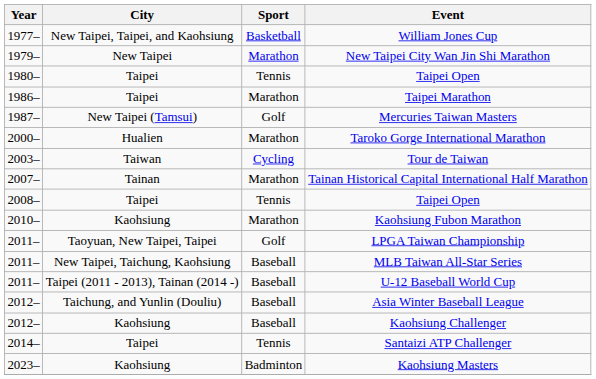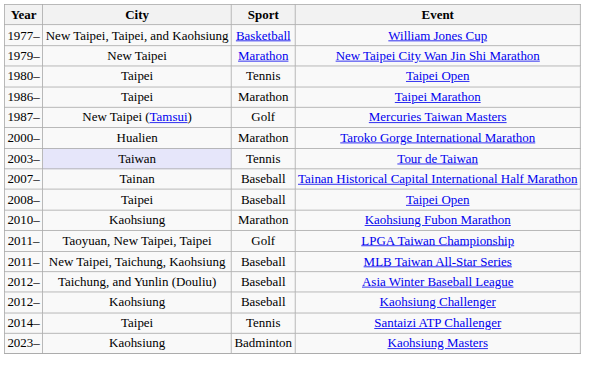(142, 158) no background -> (137, 158) lavender background
(273, 158) Cycling -> (263, 158) Tennis
(273, 179) Marathon -> (263, 179) Baseball
(273, 199) Tennis -> (263, 199) Baseball
- row: (24, 281)
